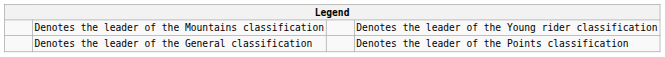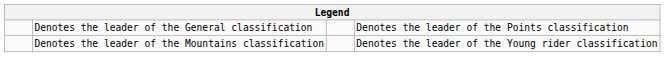rows swapped: (173, 44) <-> (179, 28)
